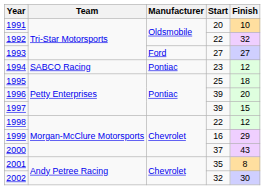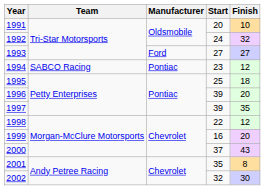(218, 39) 22 -> (218, 39) 24
(245, 109) 15 -> (245, 109) 35
(245, 137) 29 -> (245, 137) 20
